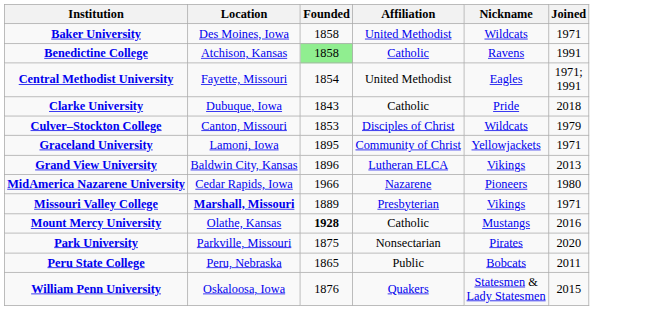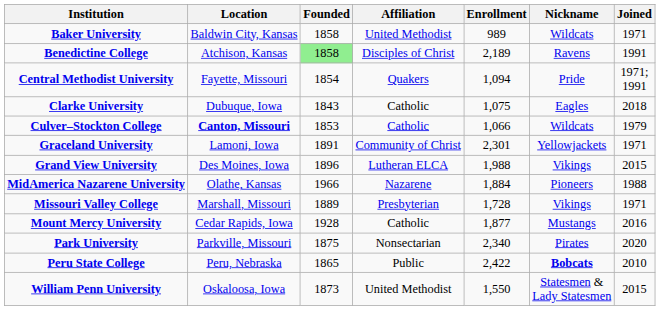+ column: (497, 14)
(244, 33) Des Moines, Iowa -> (244, 33) Baldwin City, Kansas
(408, 53) Catholic -> (408, 53) Disciples of Christ
(408, 79) United Methodist -> (408, 79) Quakers
(506, 79) Eagles -> (572, 79) Pride
(506, 106) Pride -> (572, 106) Eagles
(244, 125) normal -> (244, 125) bold
(408, 125) Disciples of Christ -> (408, 125) Catholic
(327, 145) 1895 -> (327, 145) 1891
(244, 164) Baldwin City, Kansas -> (244, 164) Des Moines, Iowa
(569, 164) 2013 -> (634, 164) 2015
(244, 184) Cedar Rapids, Iowa -> (244, 184) Olathe, Kansas
(569, 184) 1980 -> (634, 184) 1988
(244, 203) bold -> (244, 203) normal
(244, 223) Olathe, Kansas -> (244, 223) Cedar Rapids, Iowa
(327, 223) bold -> (327, 223) normal
(506, 262) normal -> (572, 262) bold
(569, 262) 2011 -> (634, 262) 2010
(327, 289) 1876 -> (327, 289) 1873
(408, 289) Quakers -> (408, 289) United Methodist
